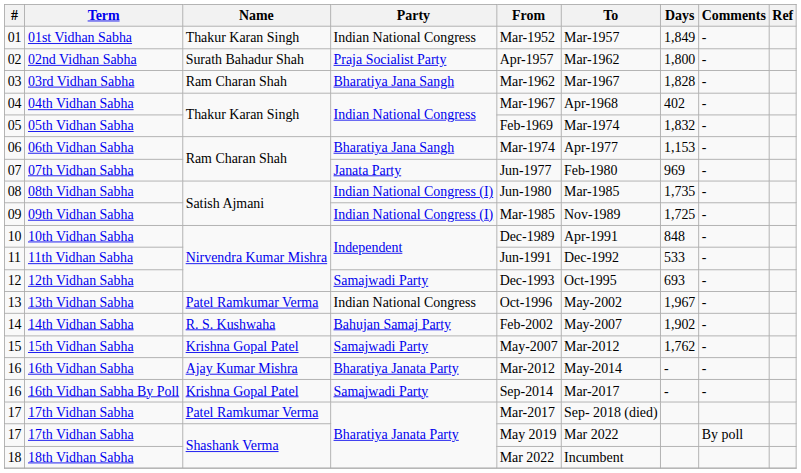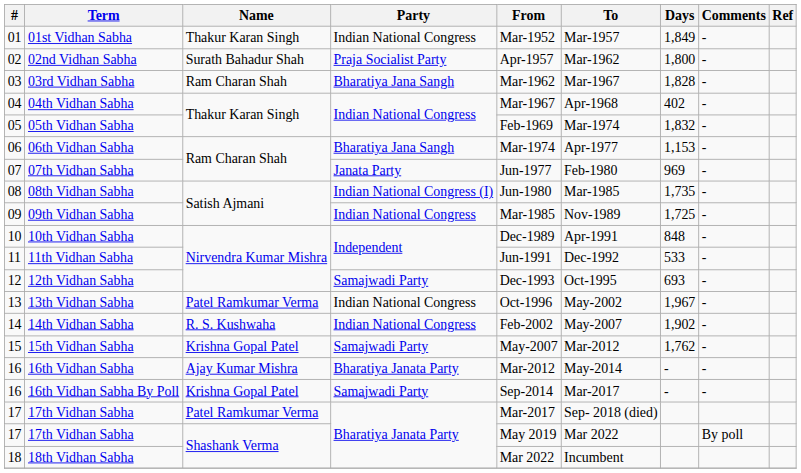(413, 214) Indian National Congress (I) -> (405, 214) Indian National Congress
(392, 324) Bahujan Samaj Party -> (405, 324) Indian National Congress
